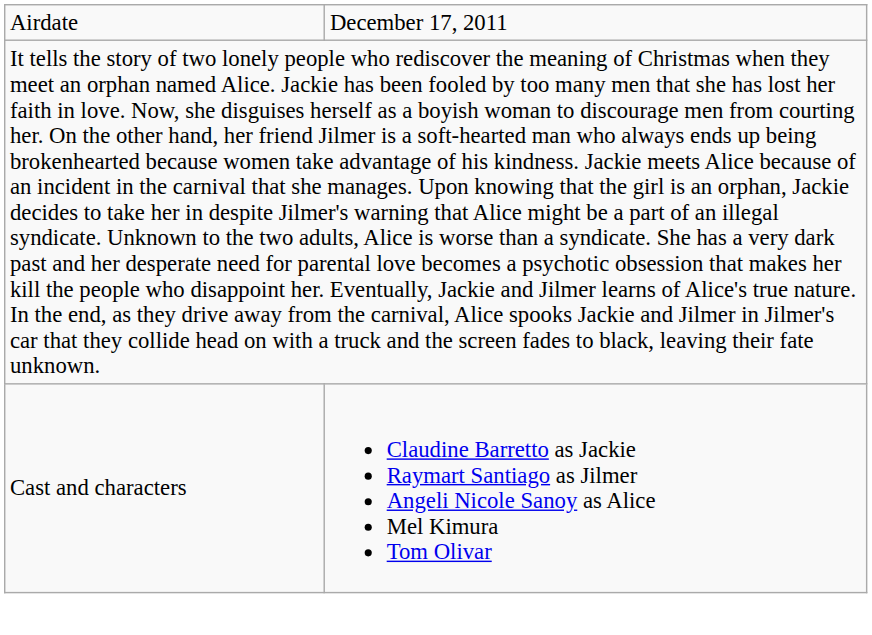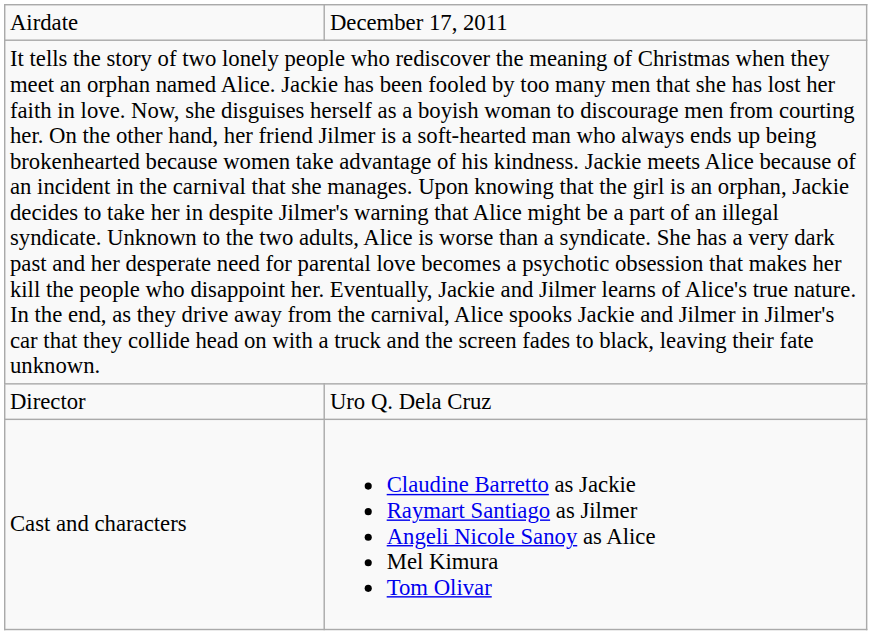+ row: (48, 401)
